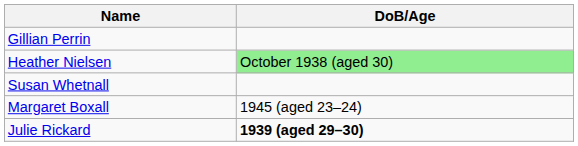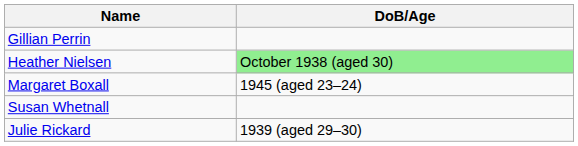rows swapped: (58, 108) <-> (58, 85)
(302, 130) bold -> (301, 130) normal
